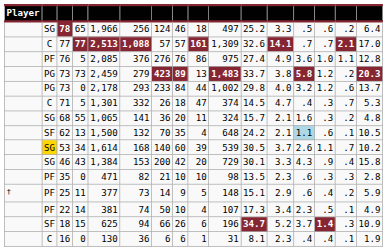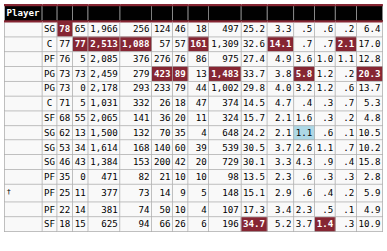(180, 89) 84 -> (180, 89) 79
(104, 104) 1,301 -> (104, 104) 1,031
(49, 118) SG -> (49, 118) SF
(104, 118) 1,065 -> (104, 118) 2,065
(49, 133) SF -> (49, 133) SG
(49, 148) gold background -> (49, 148) no background
- row: (65, 239)
